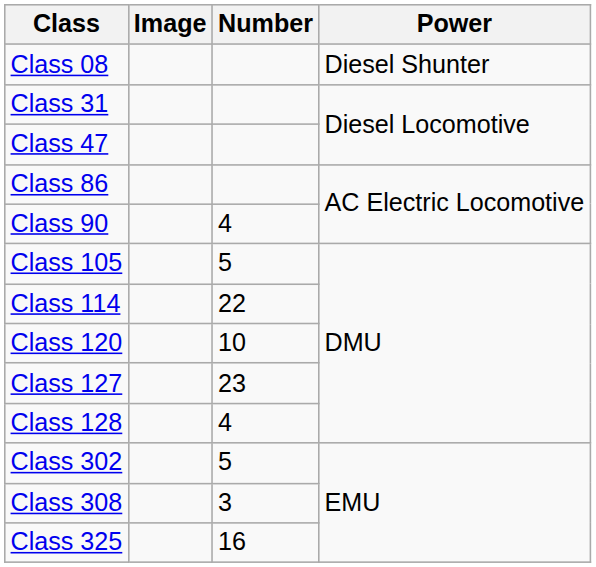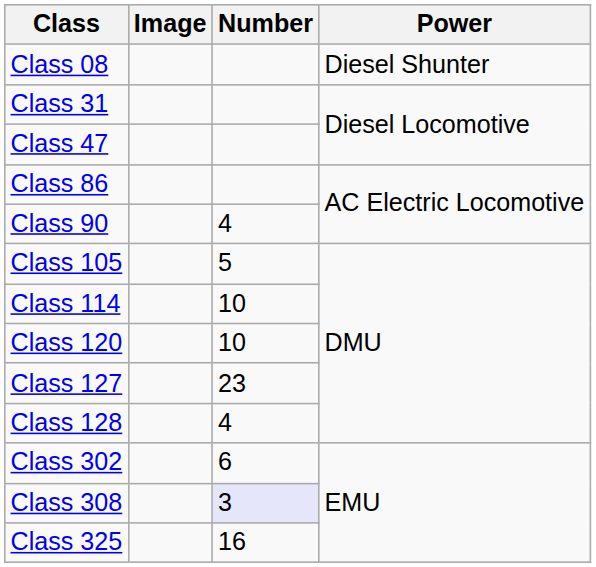(232, 303) 22 -> (232, 303) 10
(225, 462) 5 -> (225, 462) 6
(225, 502) no background -> (225, 502) lavender background
